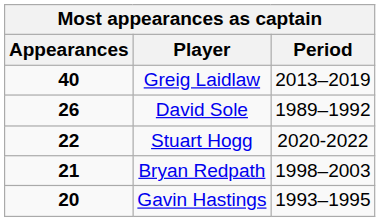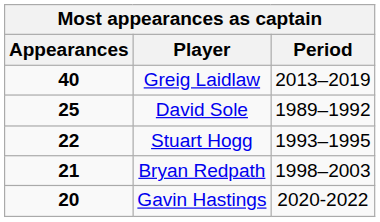(69, 110) 26 -> (69, 110) 25
(323, 140) 2020-2022 -> (323, 140) 1993–1995
(323, 200) 1993–1995 -> (323, 200) 2020-2022
